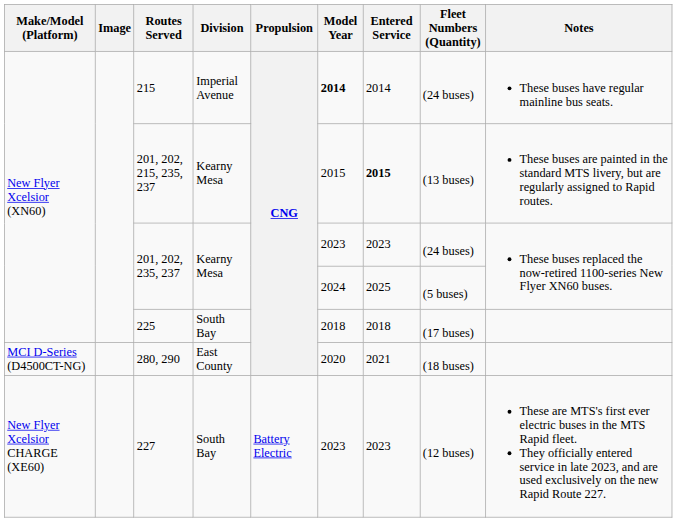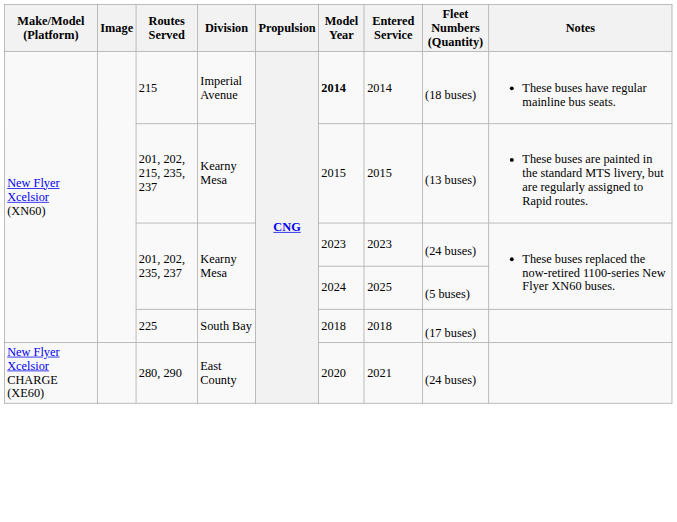(448, 94) (24 buses) -> (451, 94) (18 buses)
(378, 173) bold -> (379, 173) normal
(46, 359) MCI D-Series (D4500CT-NG) -> (33, 372) New Flyer Xcelsior CHARGE (XE60)
(448, 366) (18 buses) -> (451, 379) (24 buses)
- row: (146, 446)
